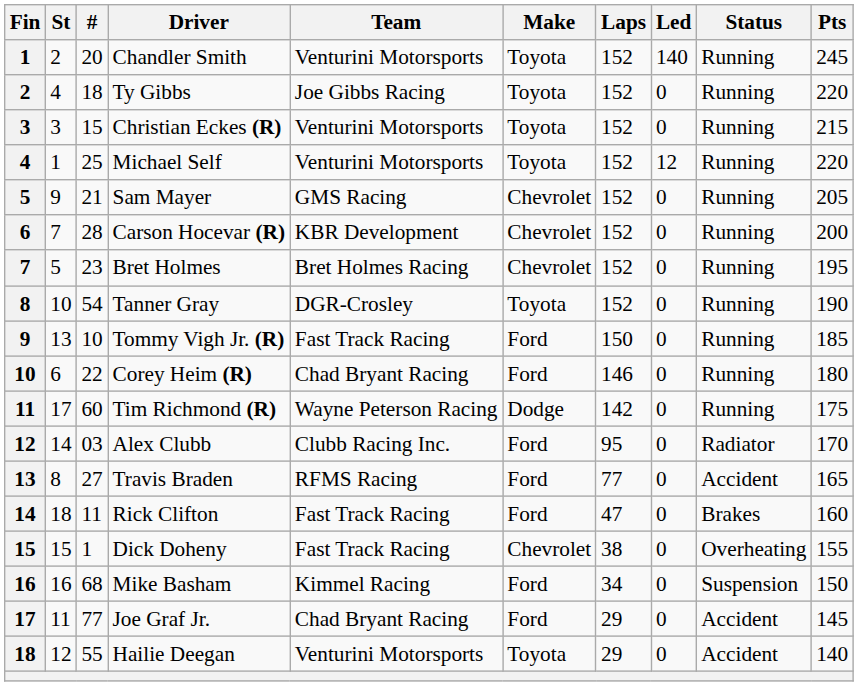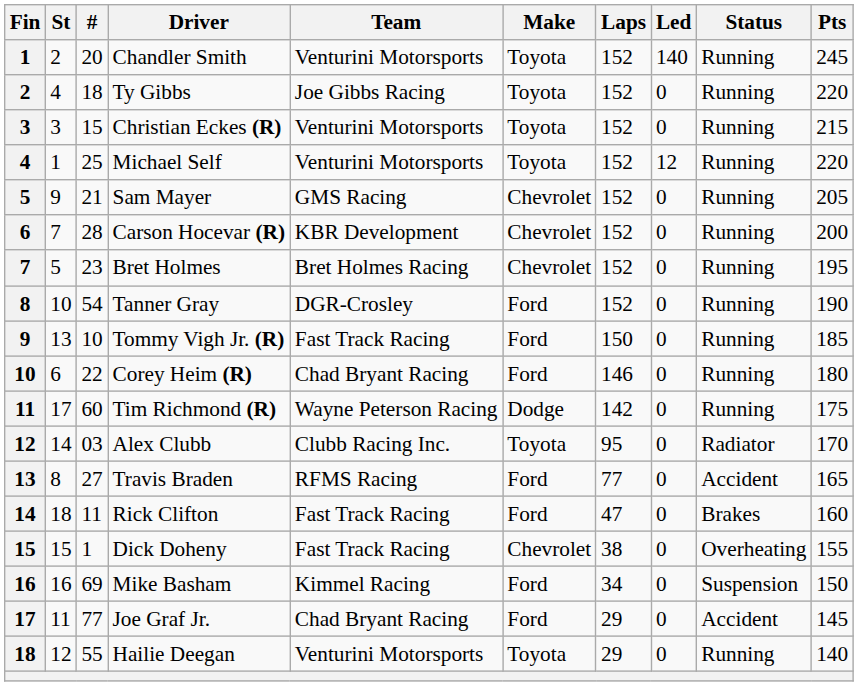(537, 302) Toyota -> (527, 302) Ford
(527, 443) Ford -> (537, 443) Toyota
(92, 583) 68 -> (92, 583) 69
(740, 653) Accident -> (738, 653) Running
